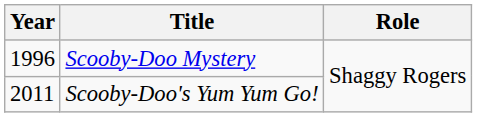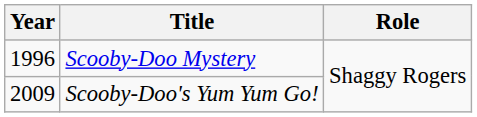(32, 93) 2011 -> (32, 93) 2009
